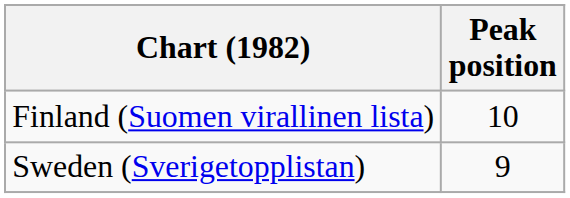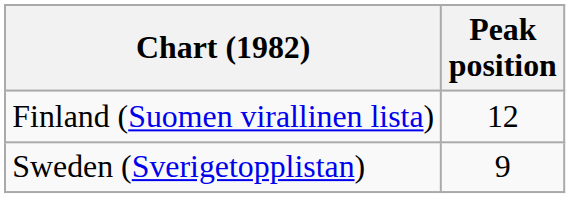(503, 116) 10 -> (503, 116) 12
